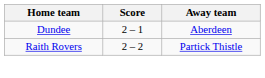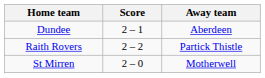+ row: (54, 64)
